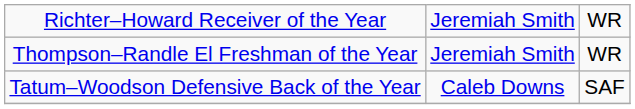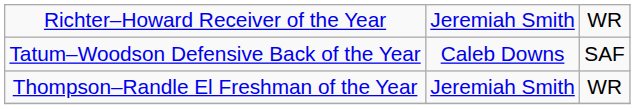rows swapped: (215, 86) <-> (215, 53)
